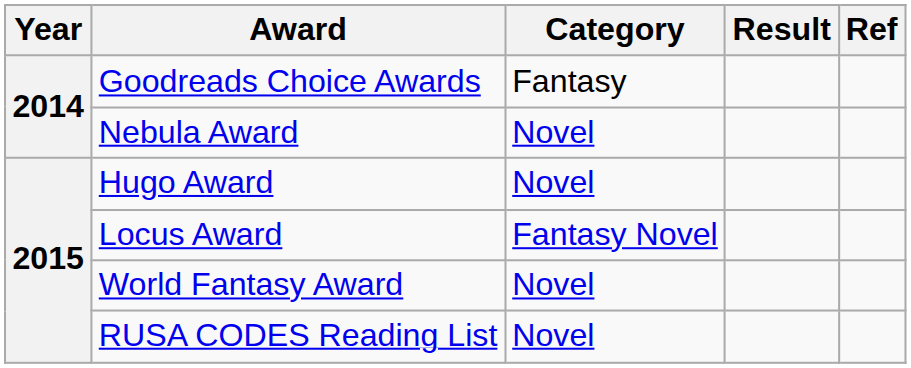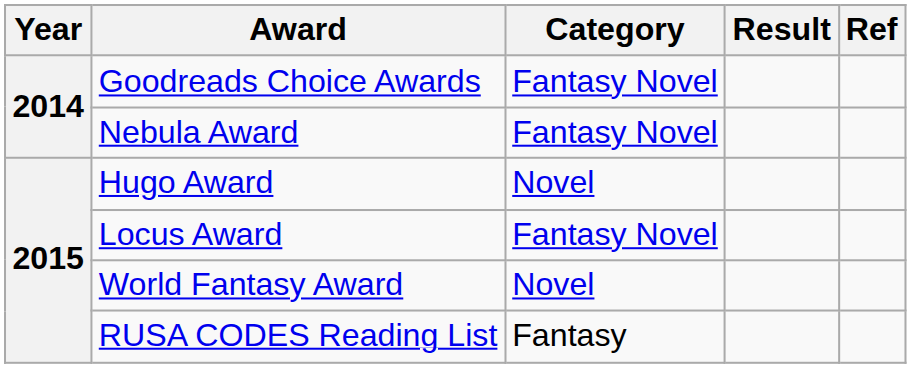(569, 81) Fantasy -> (615, 81) Fantasy Novel
(553, 132) Novel -> (615, 132) Fantasy Novel
(553, 336) Novel -> (569, 336) Fantasy
